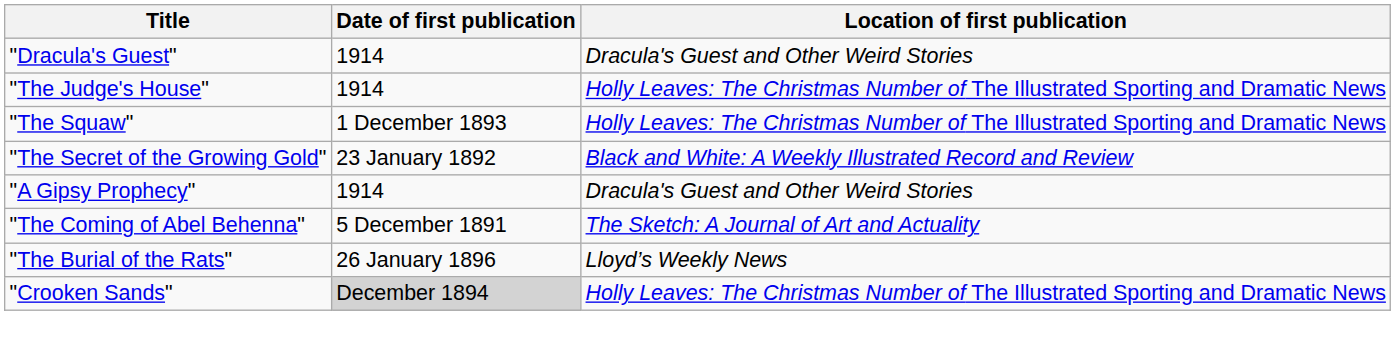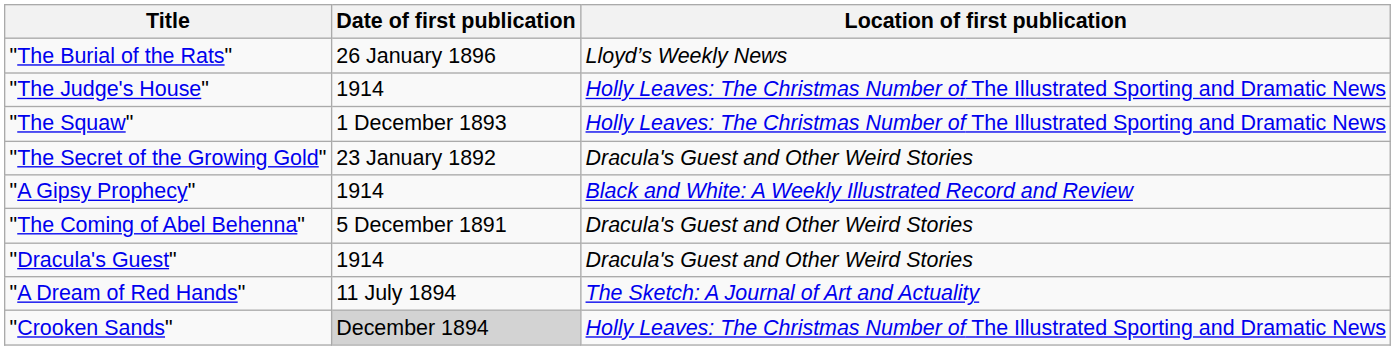rows swapped: (93, 55) <-> (121, 259)
(859, 157) Black and White: A Weekly Illustrated Record and Review -> (779, 157) Dracula's Guest and Other Weird Stories
(779, 191) Dracula's Guest and Other Weird Stories -> (859, 191) Black and White: A Weekly Illustrated Record and Review
(782, 225) The Sketch: A Journal of Art and Actuality -> (779, 225) Dracula's Guest and Other Weird Stories
+ row: (127, 293)
